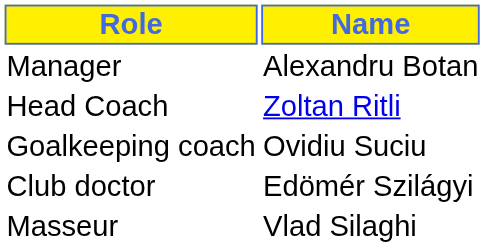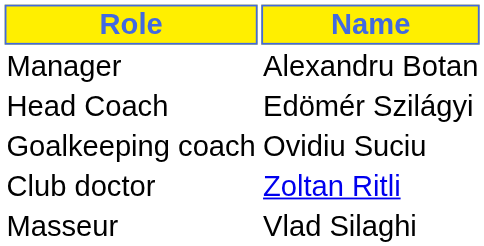(332, 106) Zoltan Ritli -> (368, 106) Edömér Szilágyi
(368, 186) Edömér Szilágyi -> (332, 186) Zoltan Ritli
